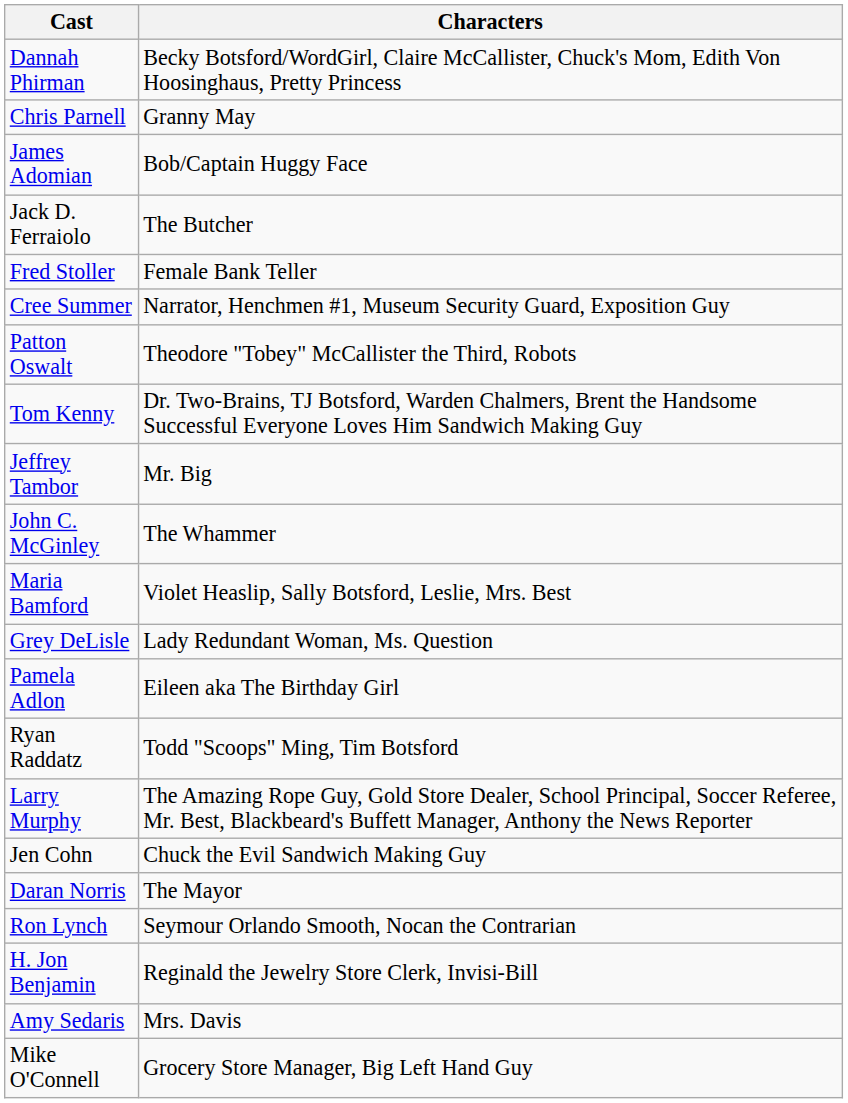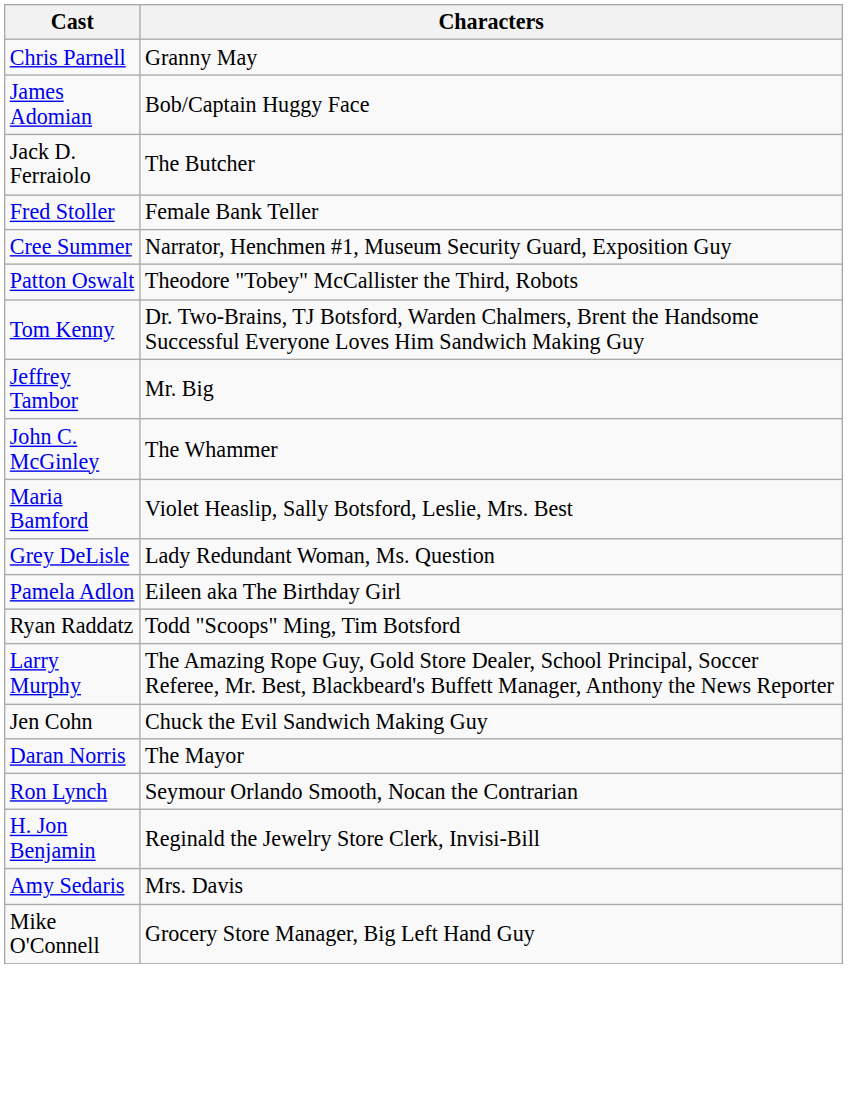- row: (47, 69)
